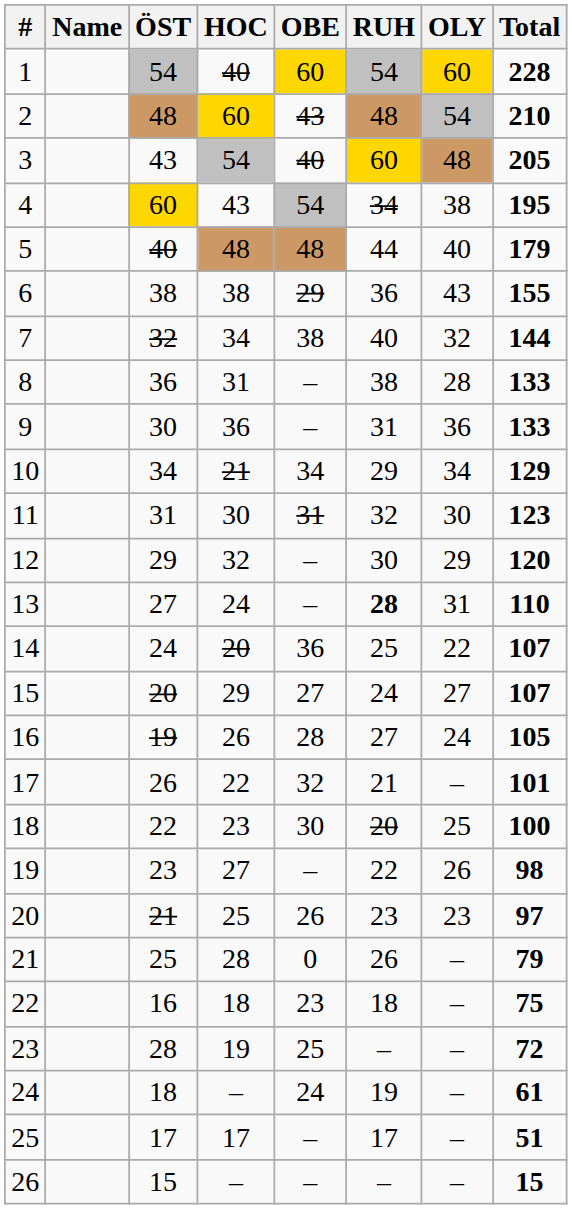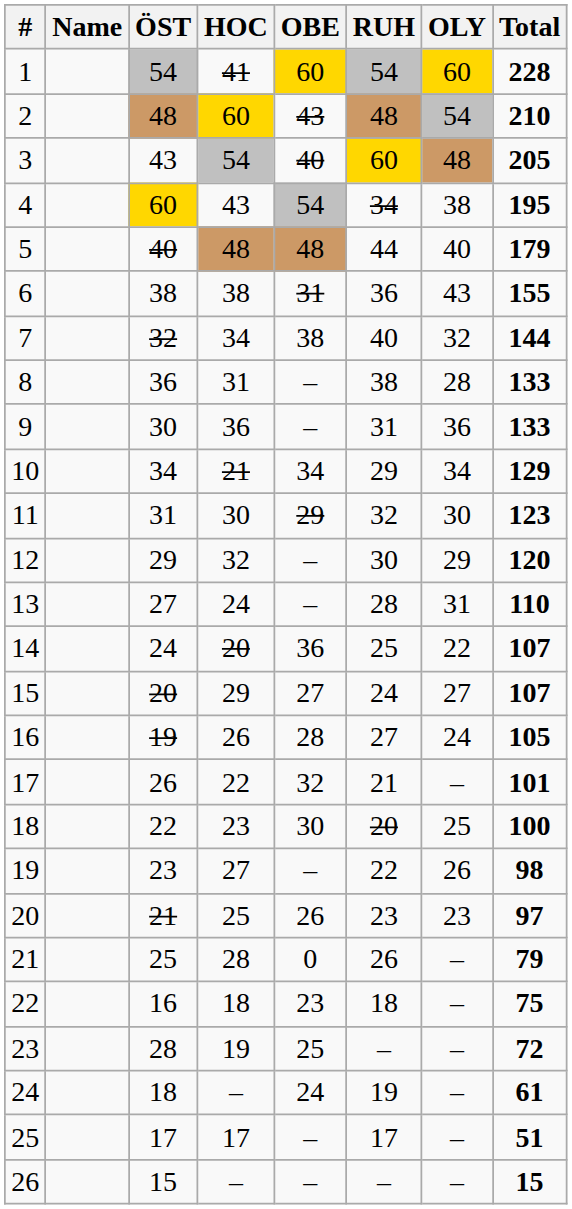(236, 71) 40 -> (236, 71) 41
(310, 293) 29 -> (310, 293) 31
(310, 515) 31 -> (310, 515) 29
(384, 603) bold -> (384, 603) normal
